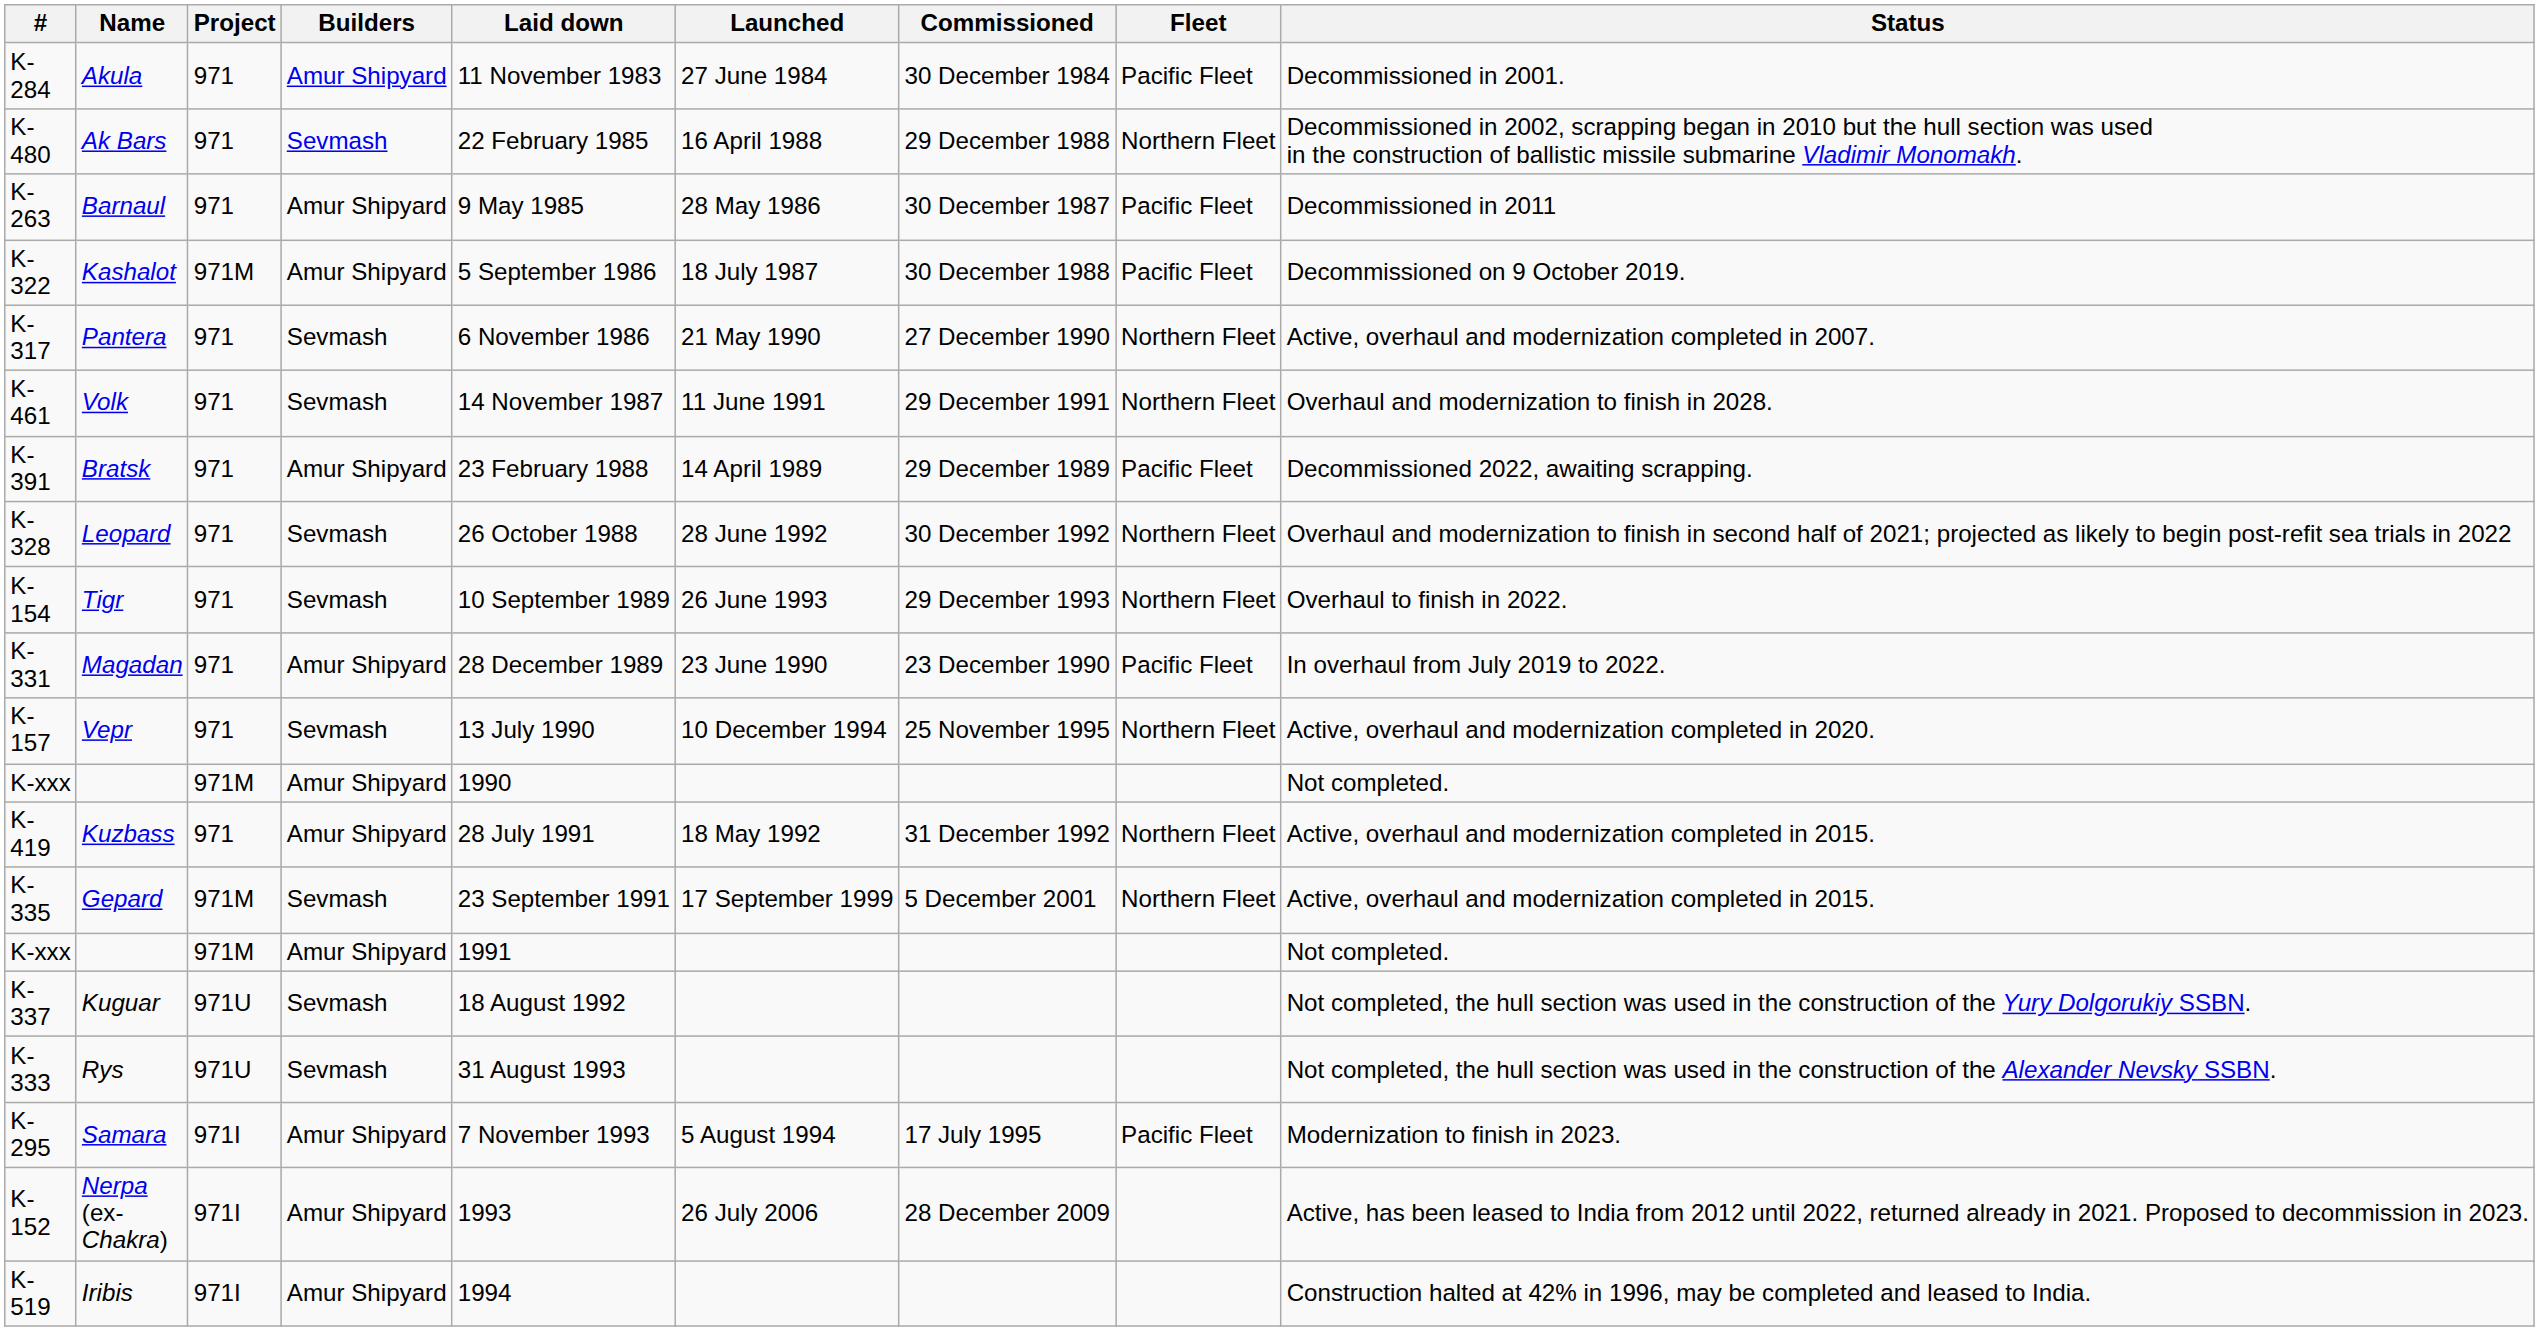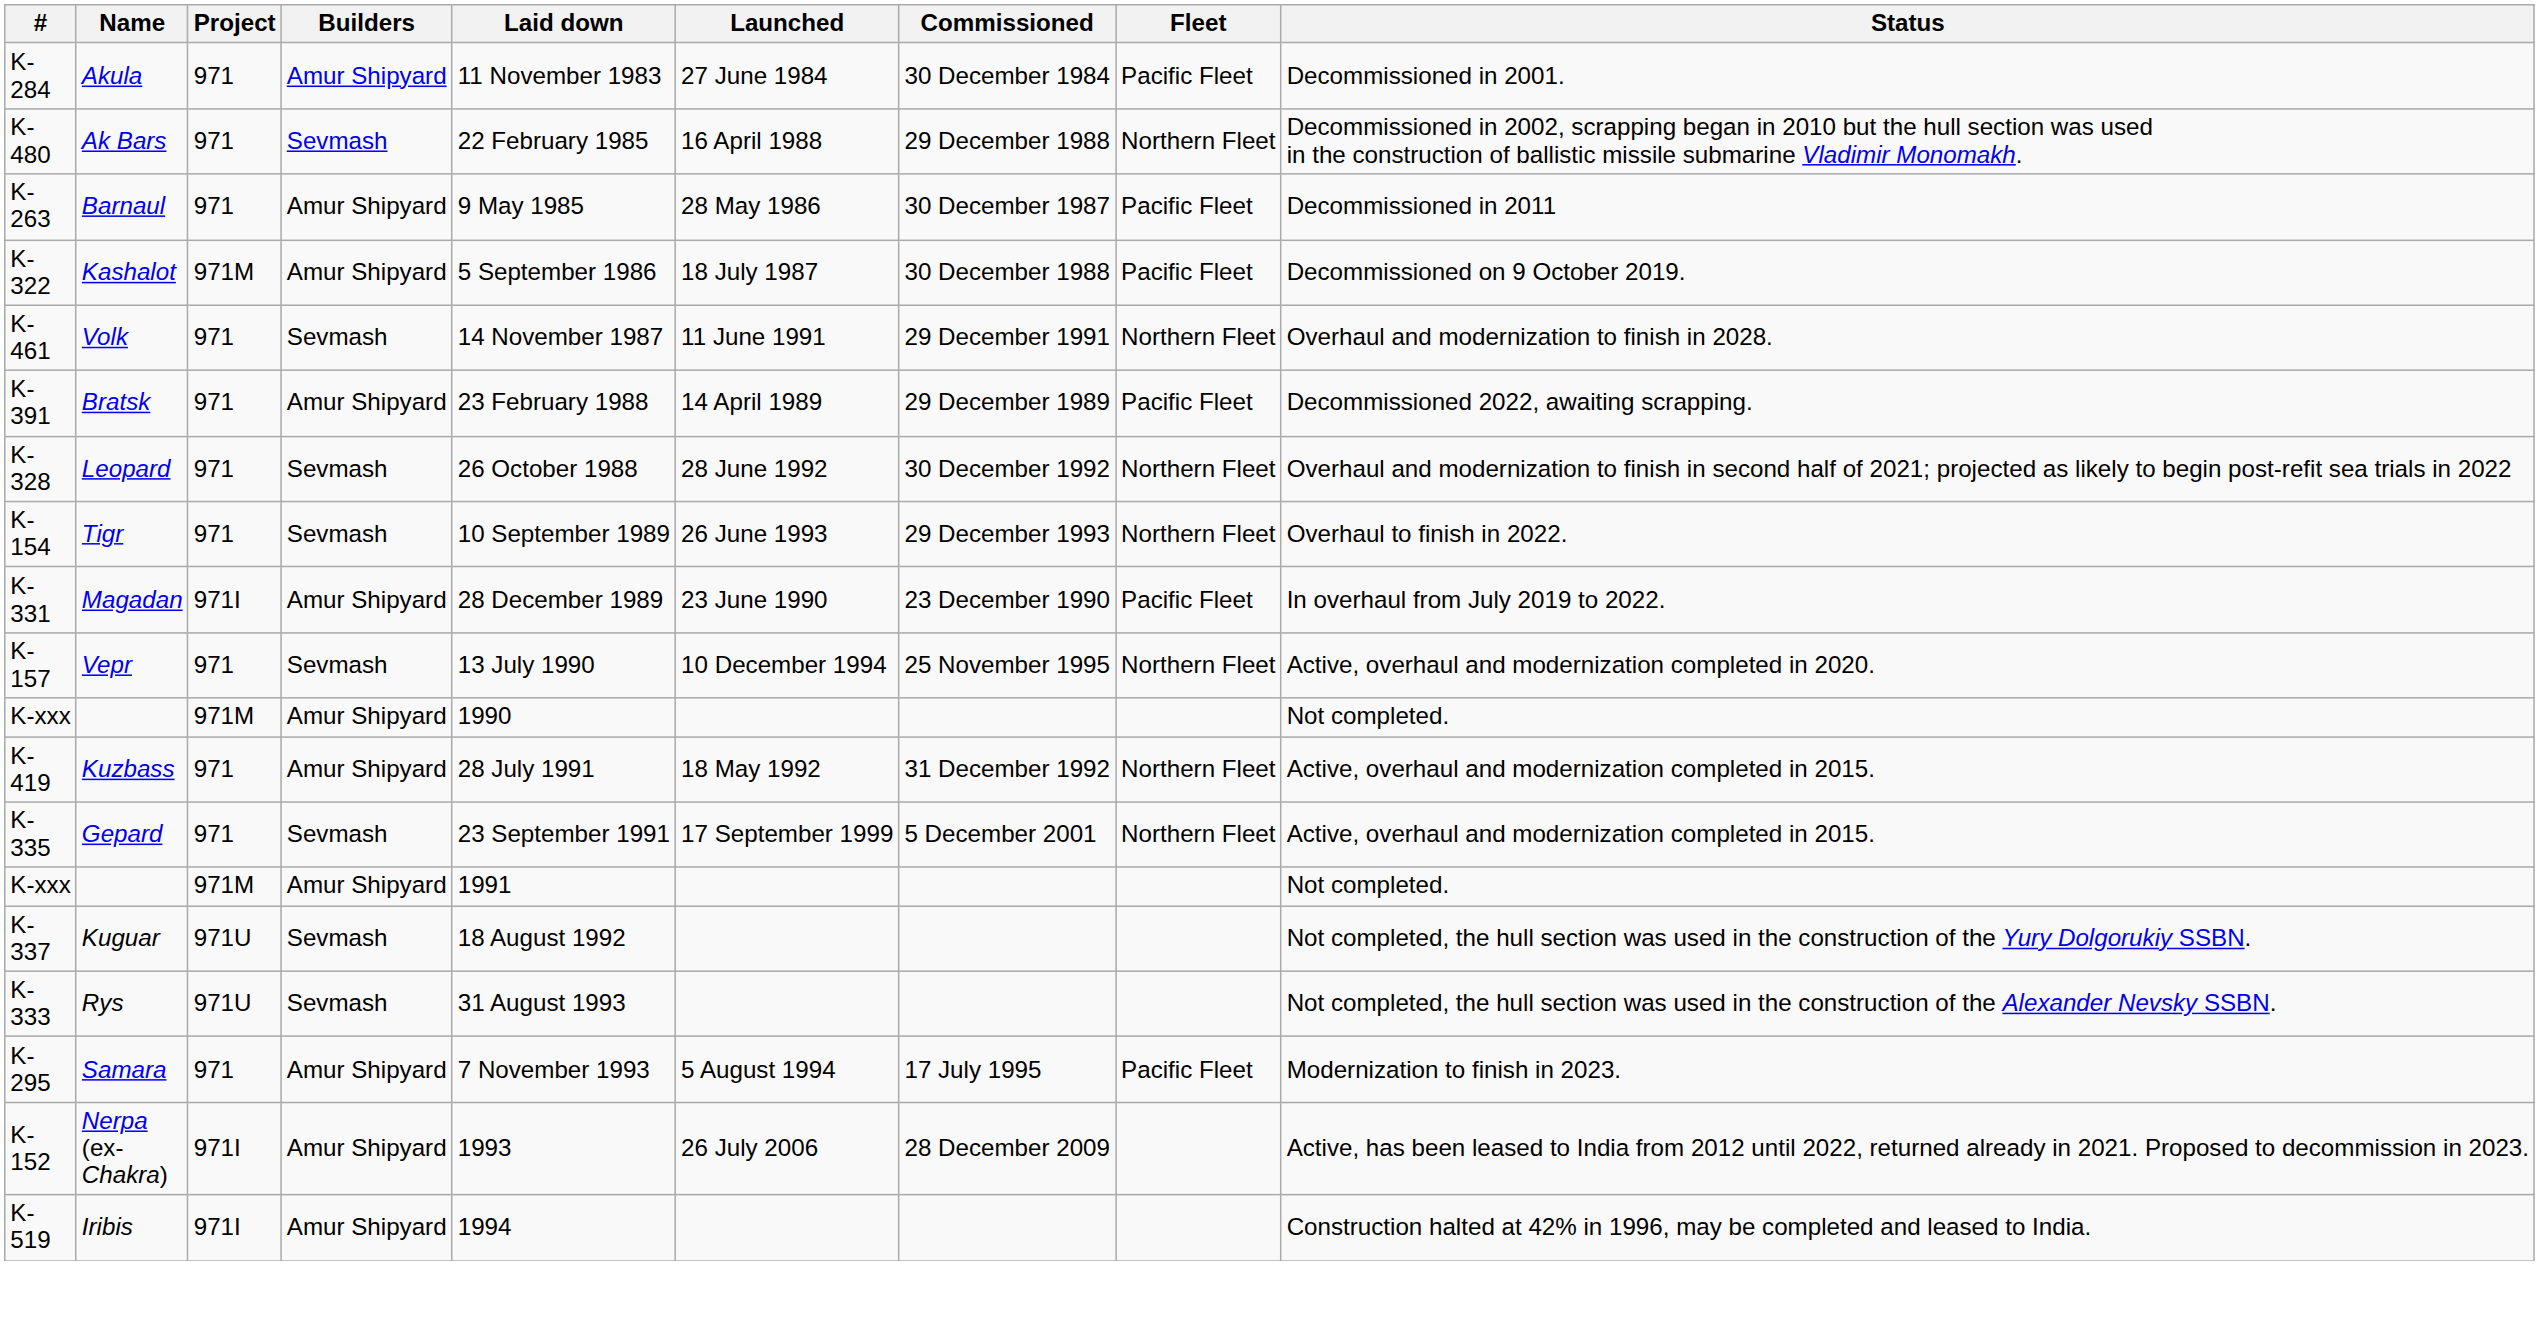- row: (30, 337)
(214, 665) 971 -> (217, 599) 971I
(224, 899) 971M -> (214, 834) 971
(217, 1134) 971I -> (214, 1069) 971
